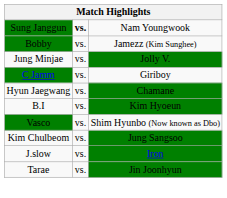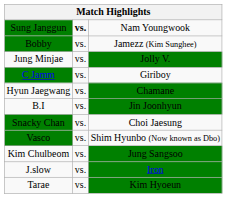(155, 106) Kim Hyoeun -> (155, 106) Jin Joonhyun
+ row: (38, 122)
(155, 169) Jin Joonhyun -> (155, 185) Kim Hyoeun
